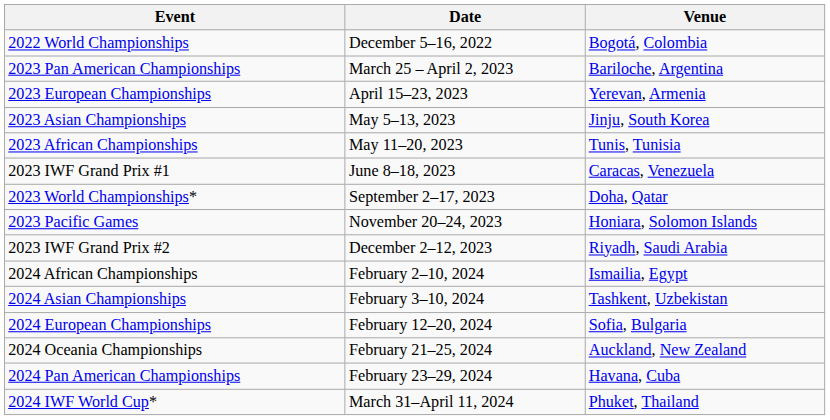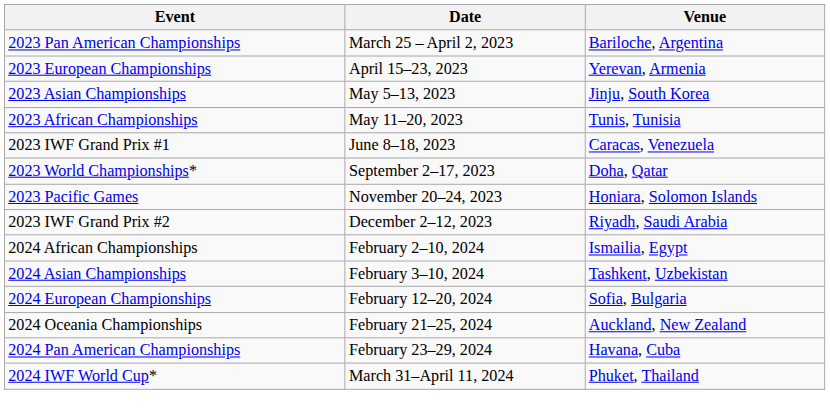- row: (99, 42)
